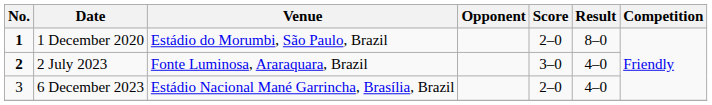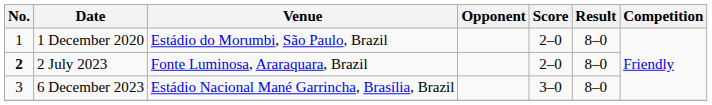(19, 40) bold -> (19, 40) normal
(551, 64) 3–0 -> (551, 64) 2–0
(596, 64) 4–0 -> (596, 64) 8–0
(551, 87) 2–0 -> (551, 87) 3–0
(596, 87) 4–0 -> (596, 87) 8–0
